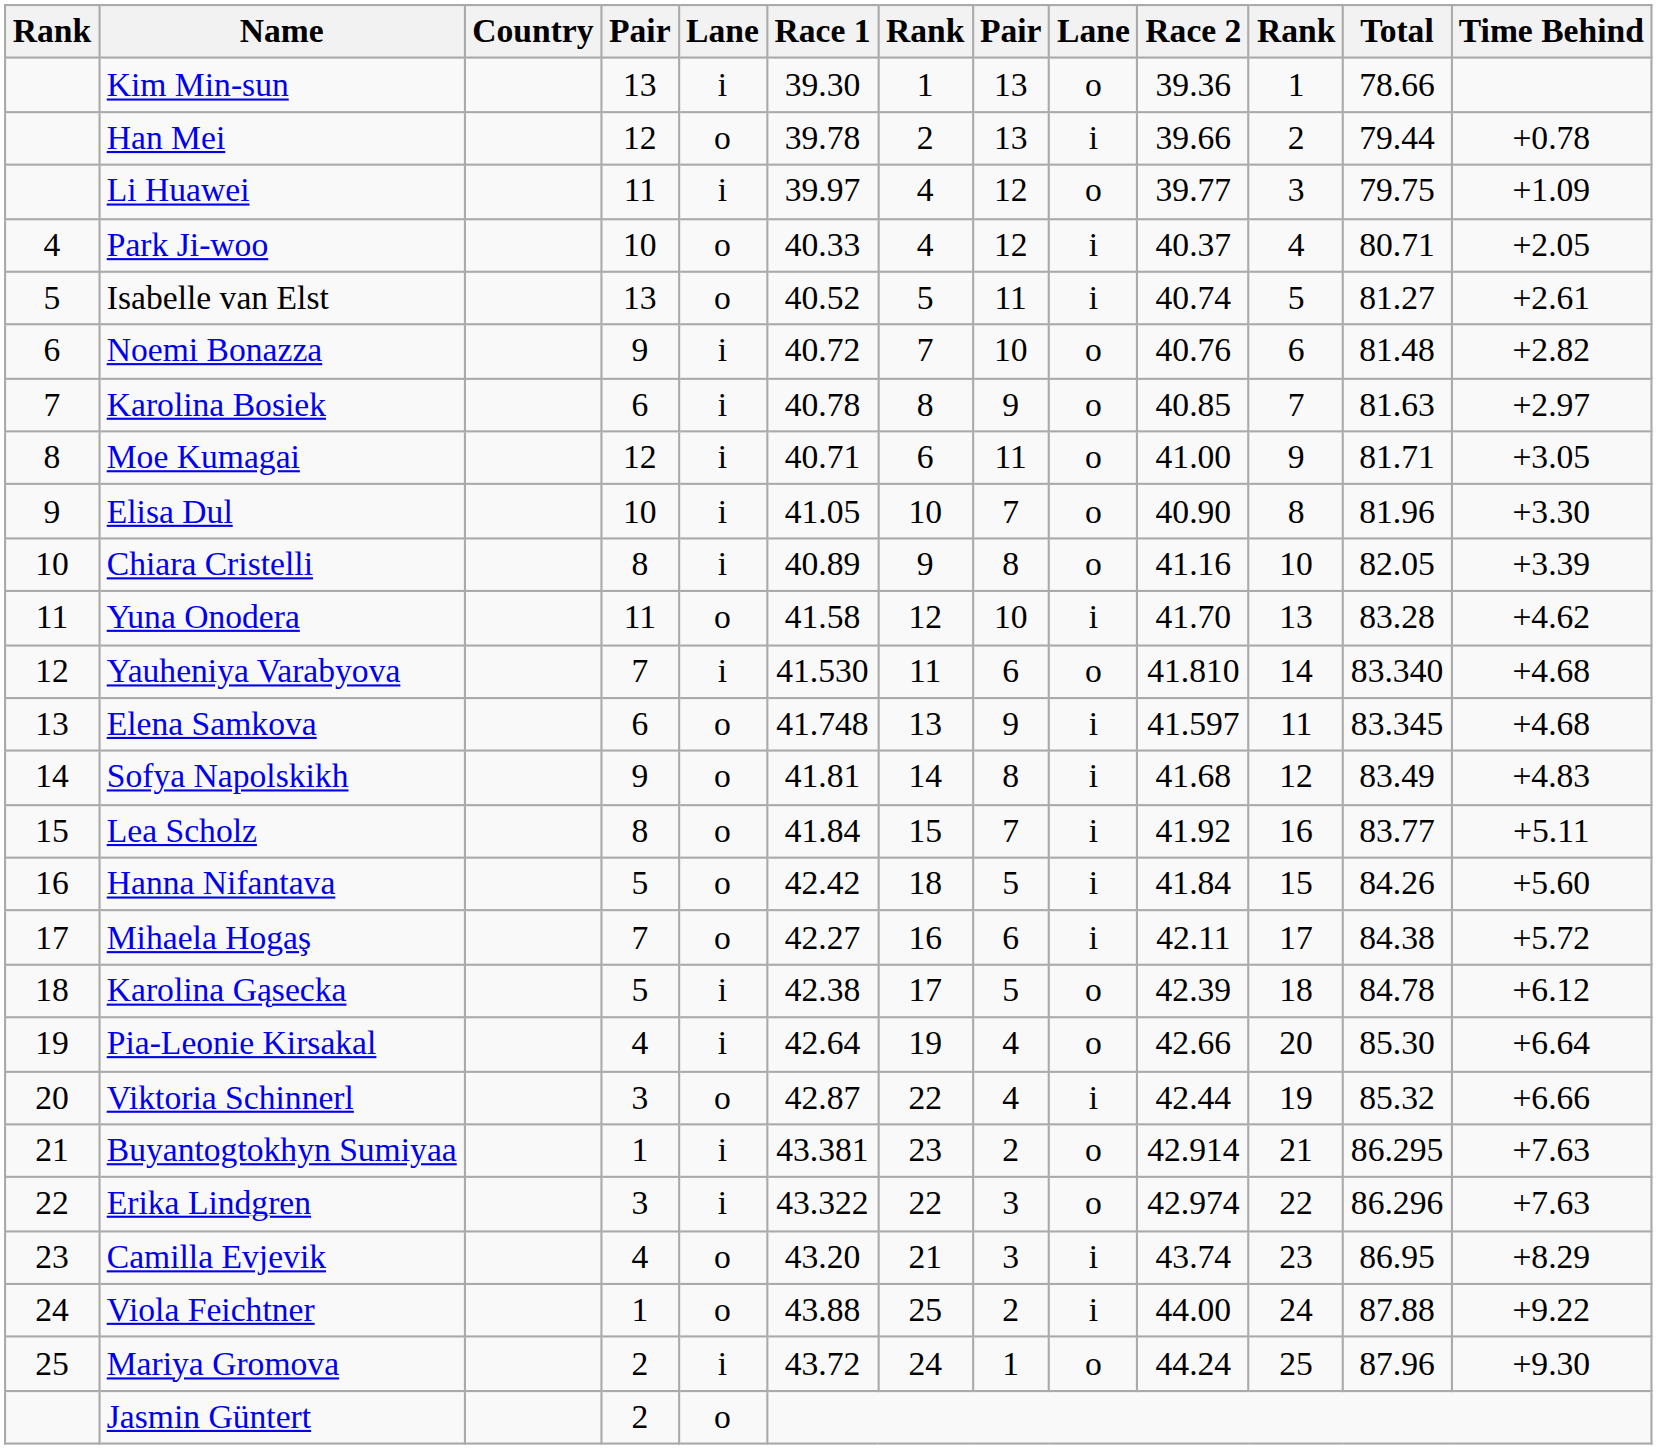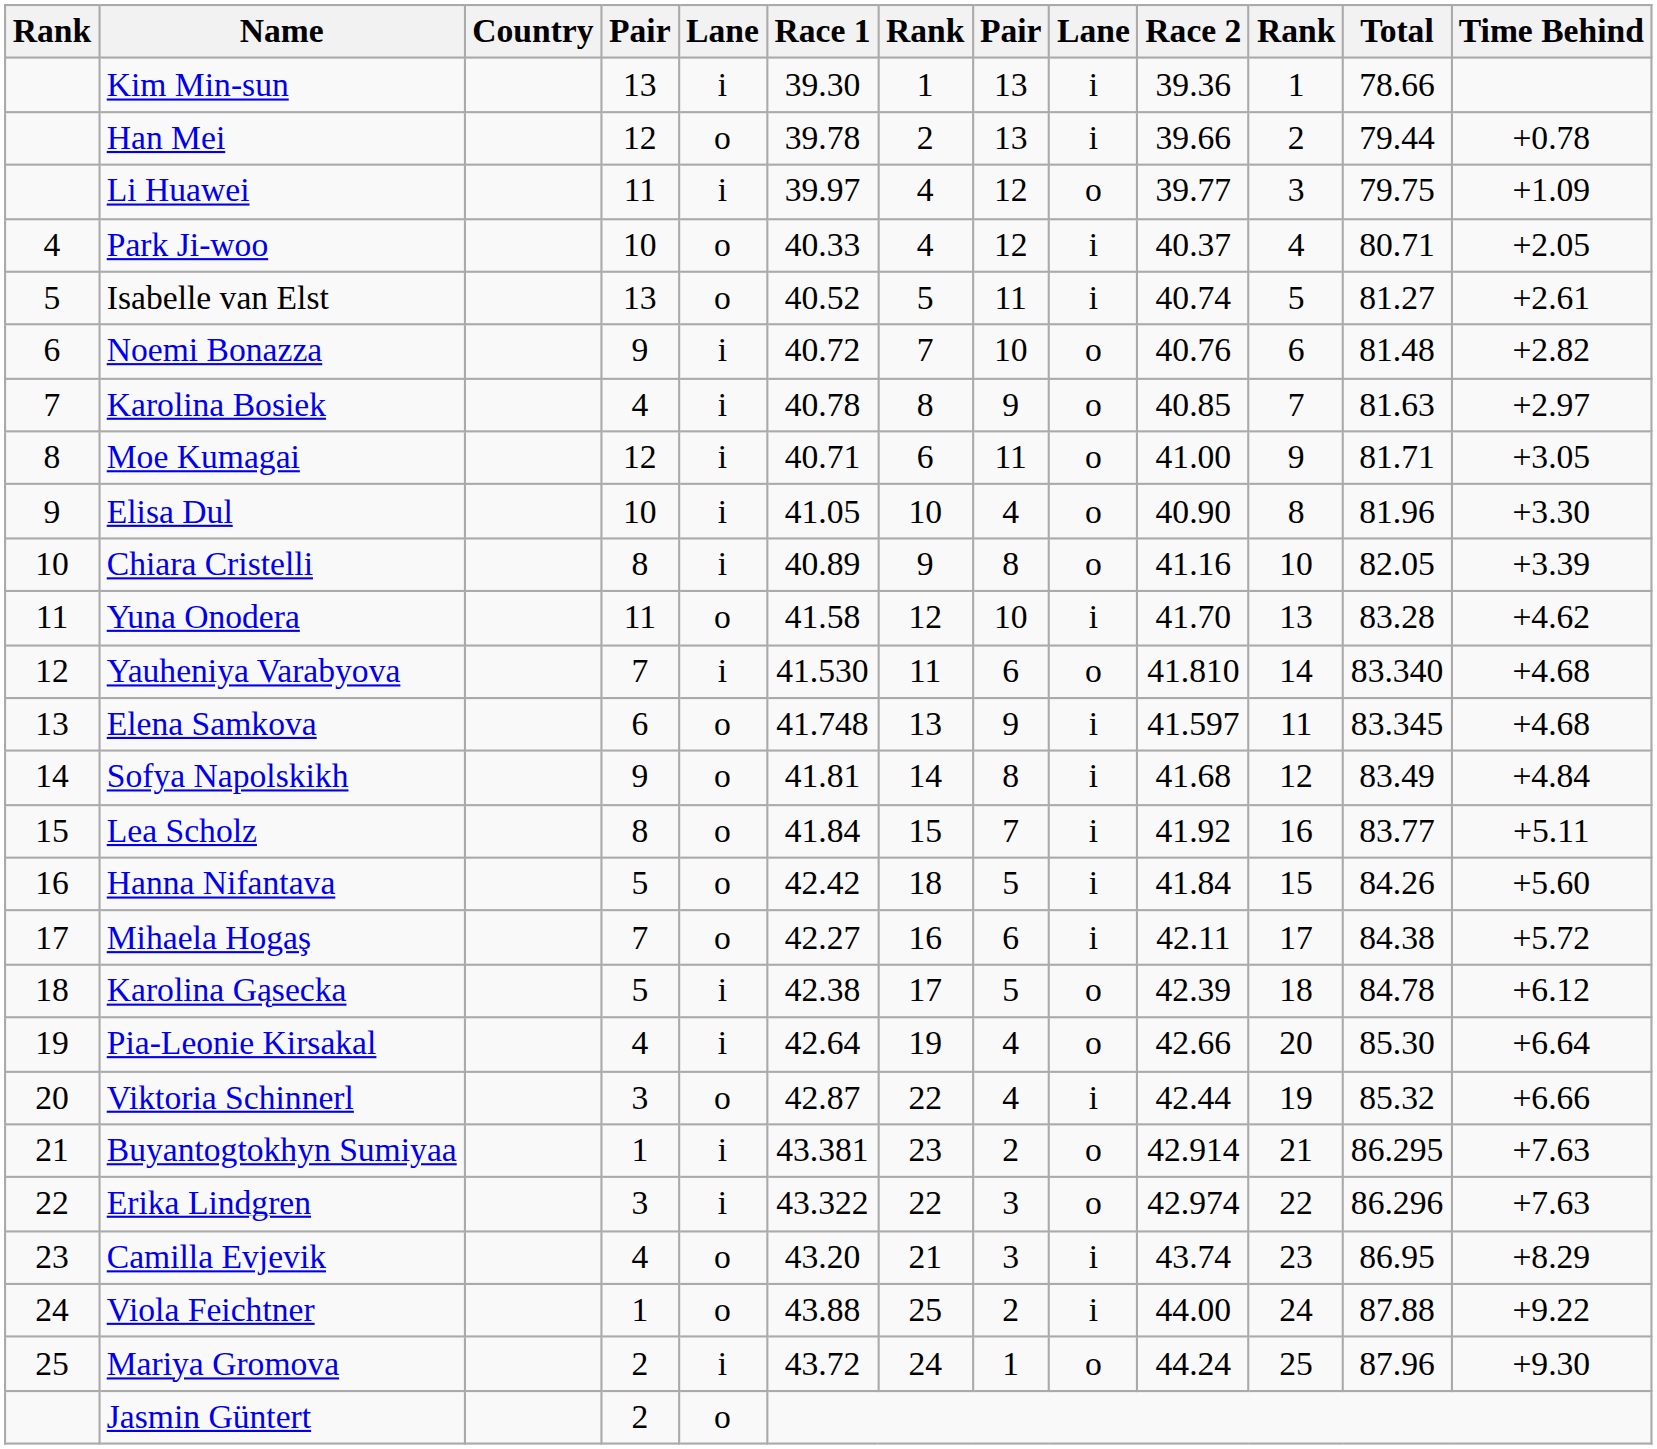(1093, 84) o -> (1093, 84) i
(640, 404) 6 -> (640, 404) 4
(1011, 510) 7 -> (1011, 510) 4
(1551, 777) +4.83 -> (1551, 777) +4.84
